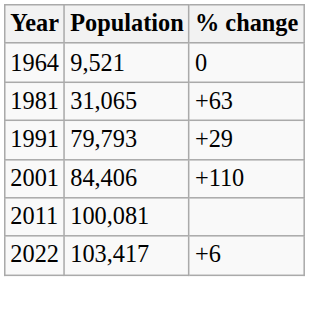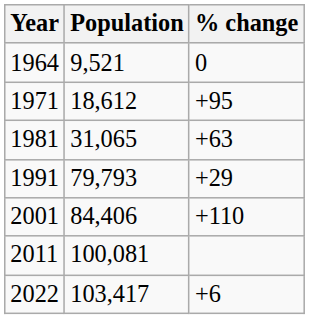+ row: (35, 100)
